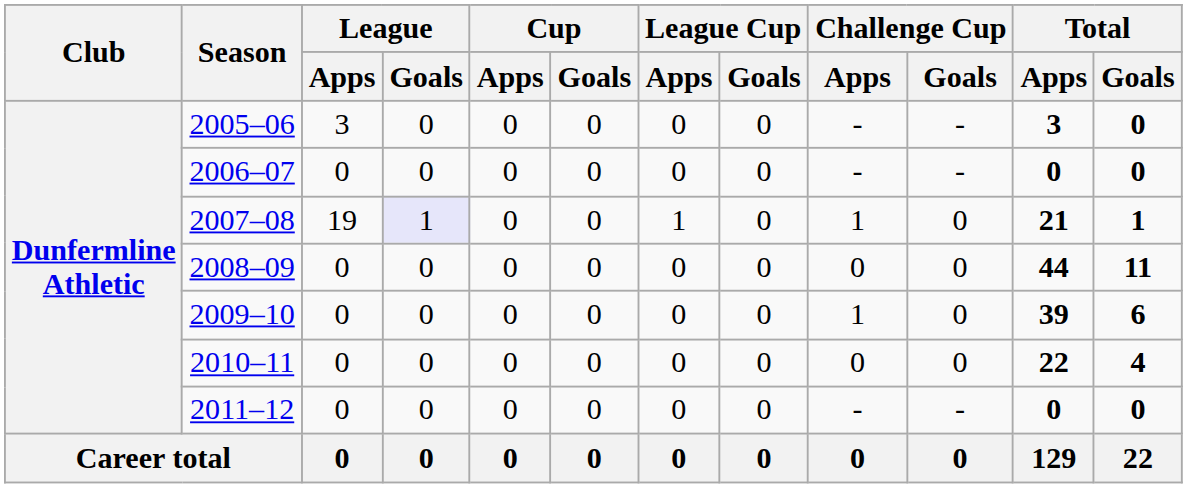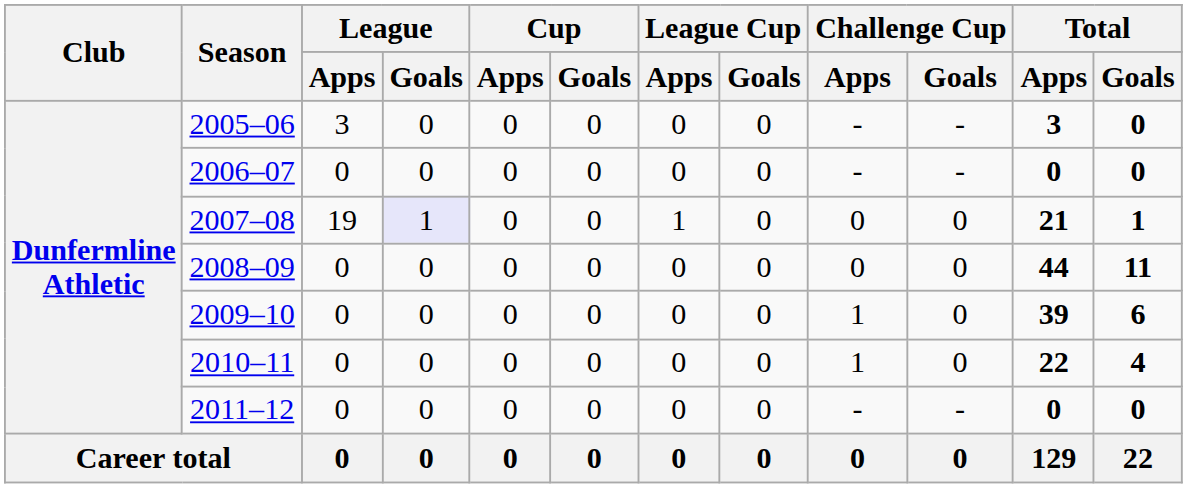(857, 219) 1 -> (857, 219) 0
(857, 362) 0 -> (857, 362) 1
